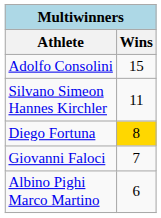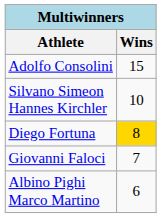(136, 100) 11 -> (136, 100) 10
